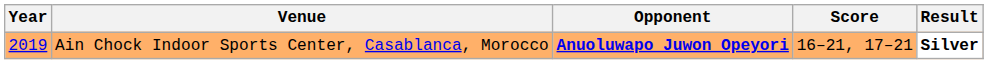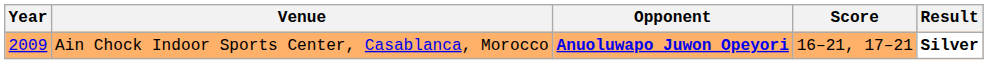(28, 45) 2019 -> (28, 45) 2009
